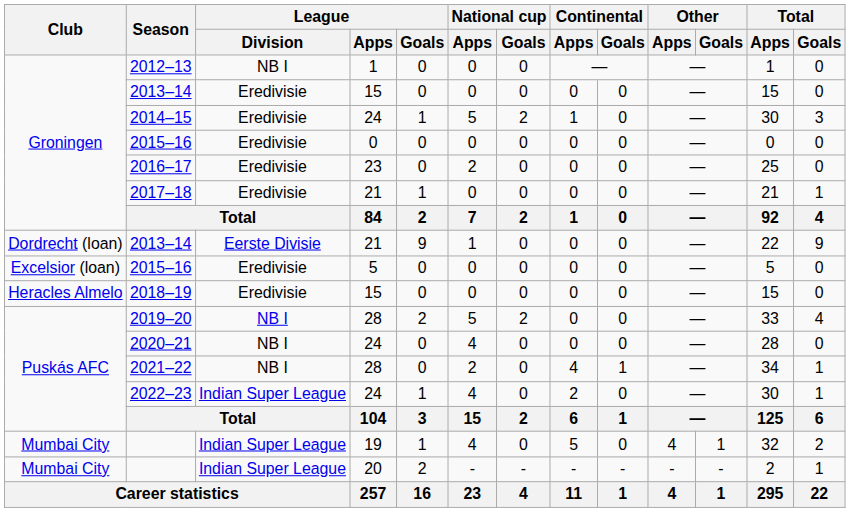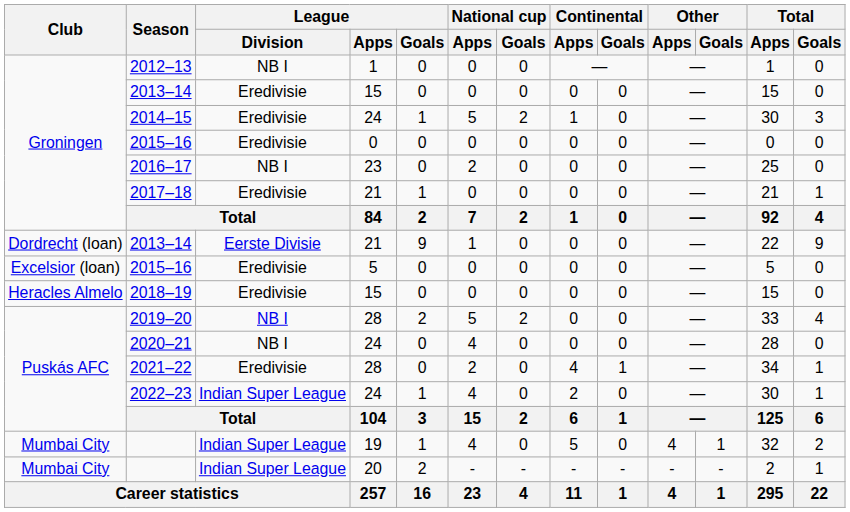(272, 167) Eredivisie -> (272, 167) NB I
(272, 368) NB I -> (272, 368) Eredivisie
